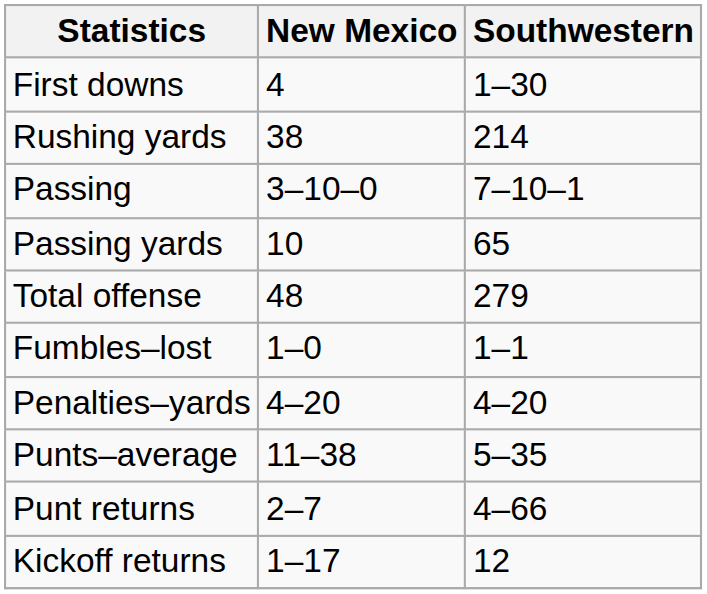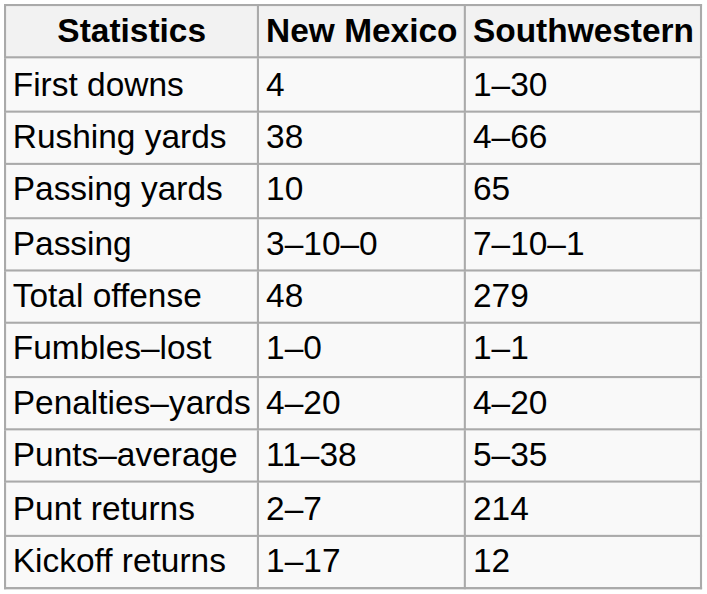(501, 137) 214 -> (510, 137) 4–66
rows swapped: (118, 243) <-> (72, 190)
(510, 508) 4–66 -> (501, 508) 214
